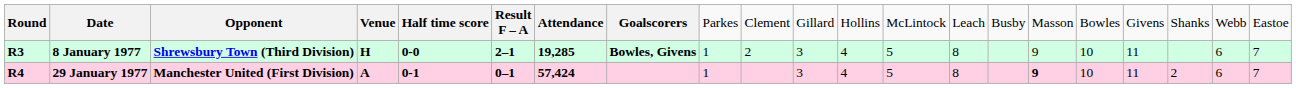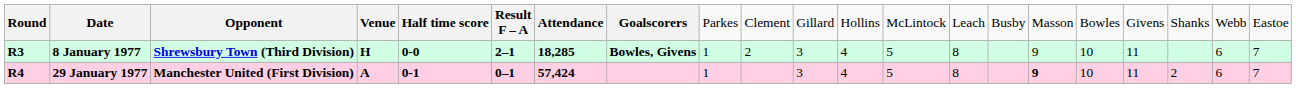(556, 51) 19,285 -> (556, 51) 18,285
